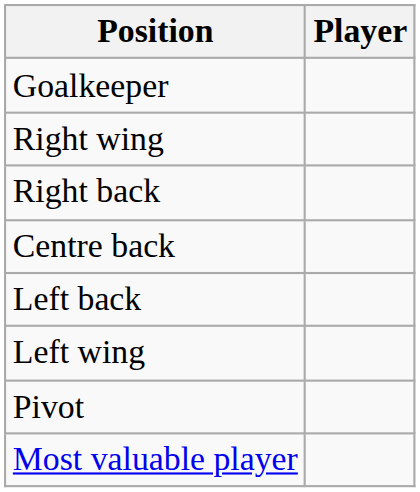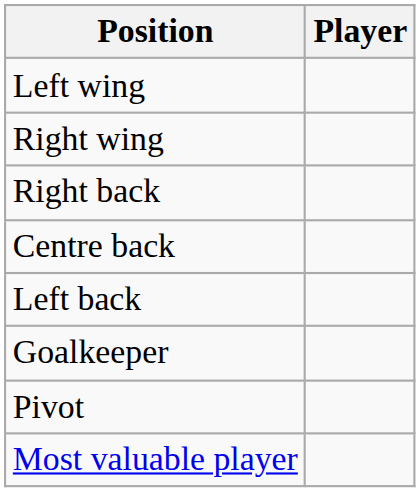rows swapped: (91, 84) <-> (79, 352)
